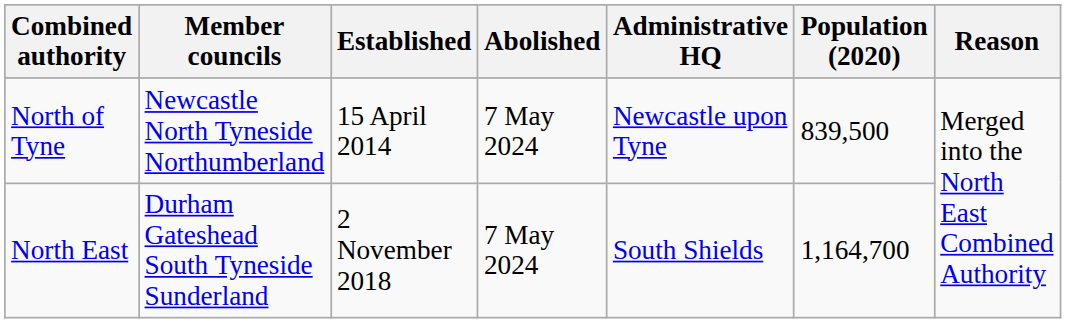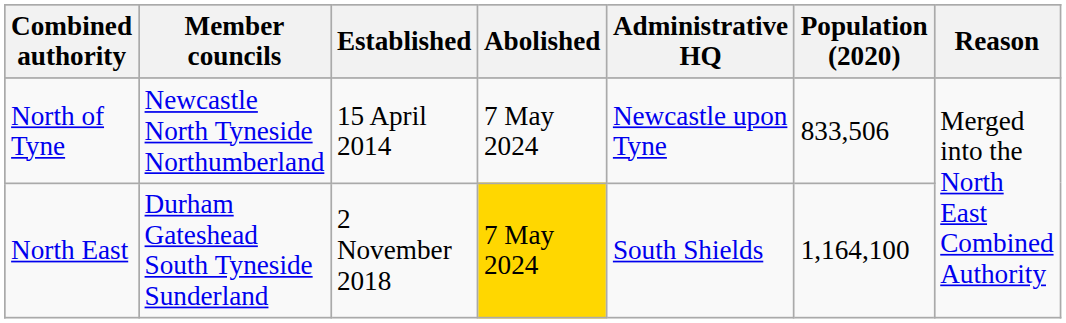(845, 130) 839,500 -> (845, 130) 833,506
(519, 250) no background -> (519, 250) gold background
(855, 250) 1,164,700 -> (855, 250) 1,164,100
